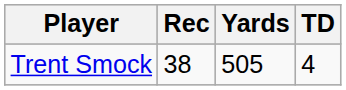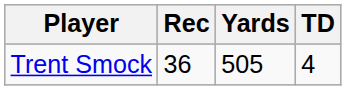(178, 64) 38 -> (178, 64) 36
